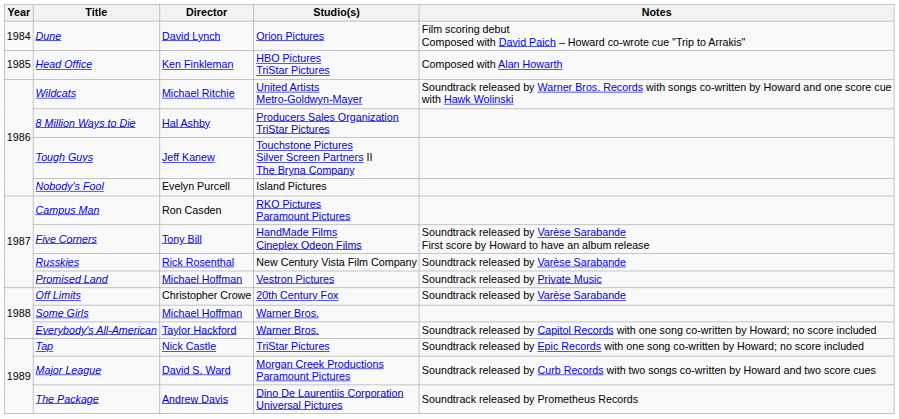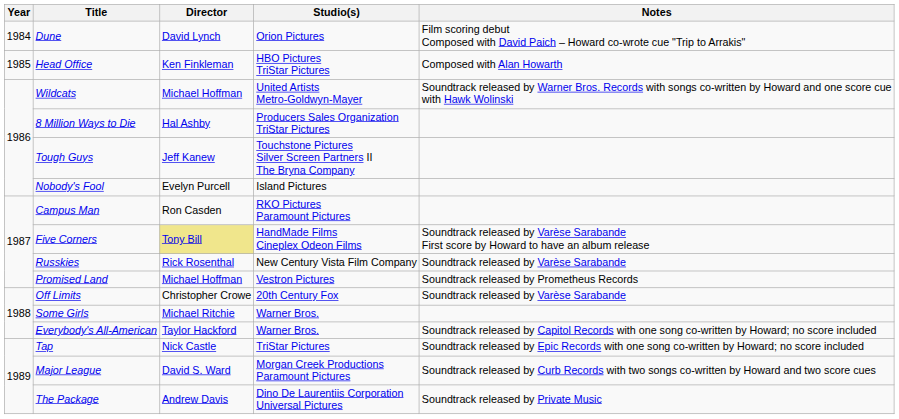(198, 94) Michael Ritchie -> (202, 94) Michael Hoffman
(182, 239) no background -> (182, 239) khaki background
(512, 279) Soundtrack released by Private Music -> (530, 279) Soundtrack released by Prometheus Records
(202, 313) Michael Hoffman -> (198, 313) Michael Ritchie
(530, 399) Soundtrack released by Prometheus Records -> (512, 399) Soundtrack released by Private Music
